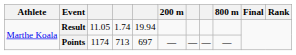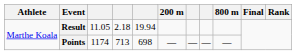(122, 27) 1.74 -> (122, 27) 2.18
(145, 42) 697 -> (145, 42) 698
